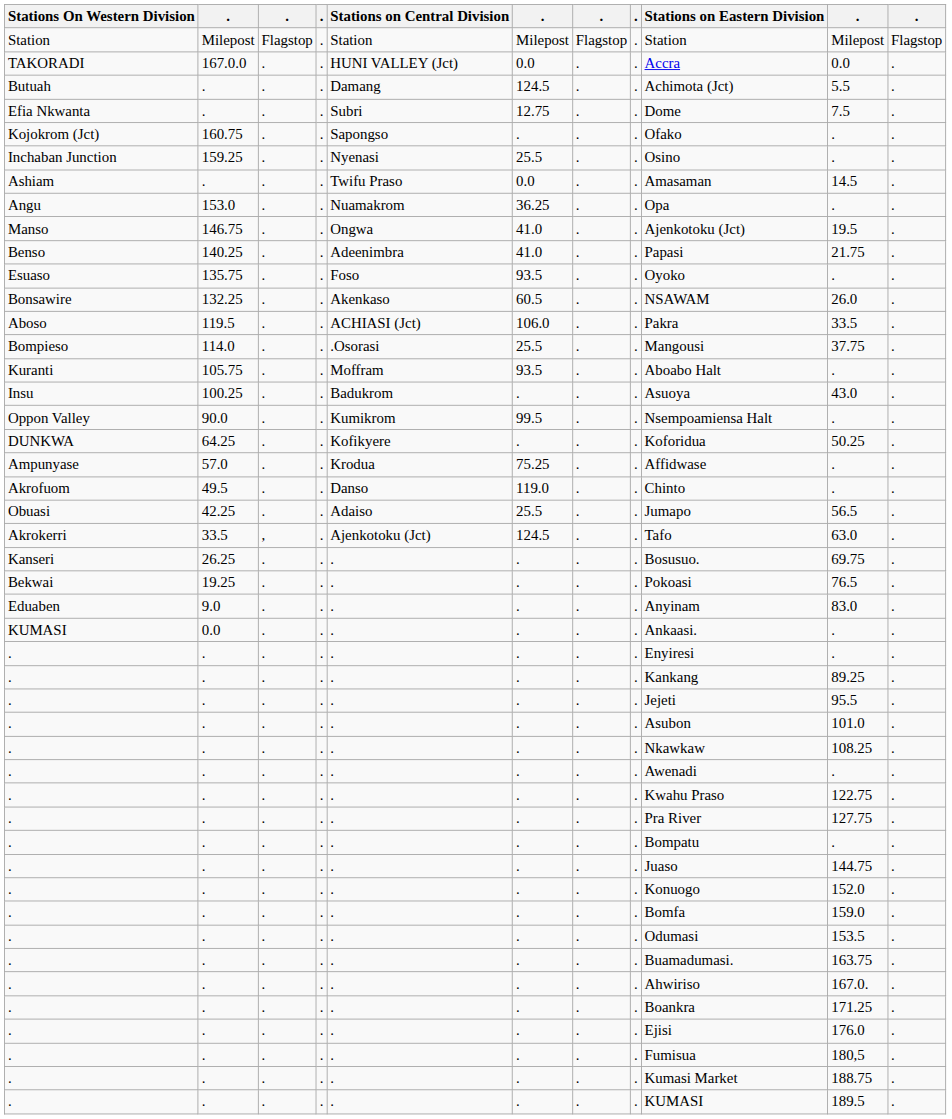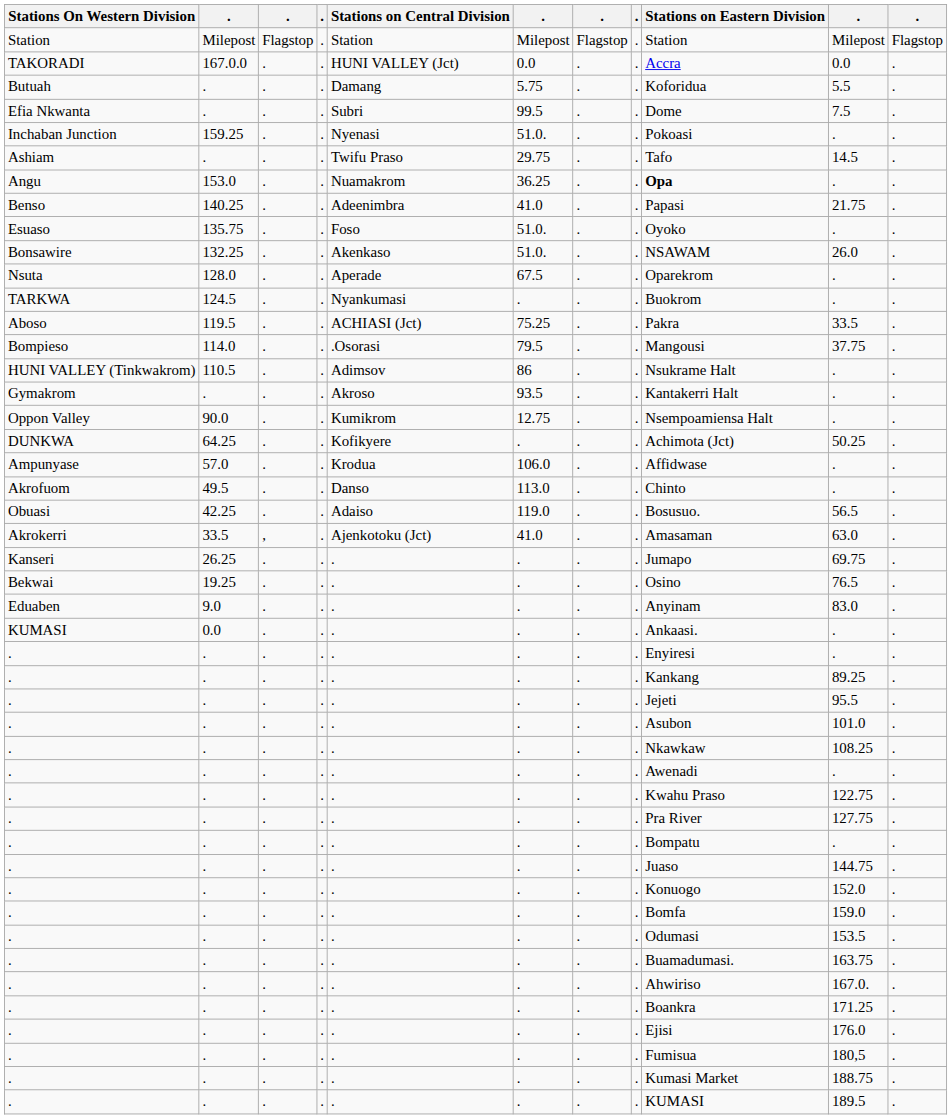(533, 87) 124.5 -> (530, 87) 5.75
(689, 87) Achimota (Jct) -> (676, 87) Koforidua
(533, 110) 12.75 -> (530, 110) 99.5
- row: (54, 134)
(529, 157) 25.5 -> (532, 134) 51.0.
(662, 157) Osino -> (669, 134) Pokoasi
(525, 181) 0.0 -> (533, 157) 29.75
(678, 181) Amasaman -> (659, 157) Tafo
(657, 205) normal -> (659, 181) bold
- row: (28, 228)
(529, 275) 93.5 -> (532, 228) 51.0.
(529, 299) 60.5 -> (532, 252) 51.0.
+ row: (25, 275)
+ row: (39, 299)
(533, 323) 106.0 -> (533, 323) 75.25
(529, 346) 25.5 -> (530, 346) 79.5
+ row: (102, 370)
- row: (31, 370)
- row: (21, 393)
+ row: (42, 393)
(529, 417) 99.5 -> (533, 417) 12.75
(675, 441) Koforidua -> (690, 441) Achimota (Jct)
(533, 464) 75.25 -> (533, 464) 106.0
(533, 488) 119.0 -> (533, 488) 113.0
(529, 511) 25.5 -> (533, 511) 119.0
(668, 511) Jumapo -> (673, 511) Bosusuo.
(533, 535) 124.5 -> (530, 535) 41.0
(658, 535) Tafo -> (679, 535) Amasaman
(672, 559) Bosusuo. -> (668, 559) Jumapo
(668, 582) Pokoasi -> (663, 582) Osino
